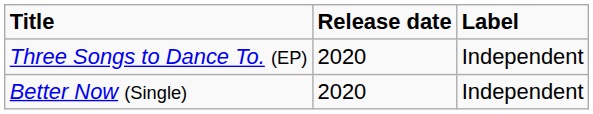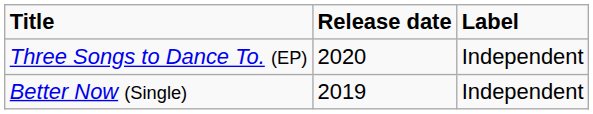(342, 91) 2020 -> (342, 91) 2019
